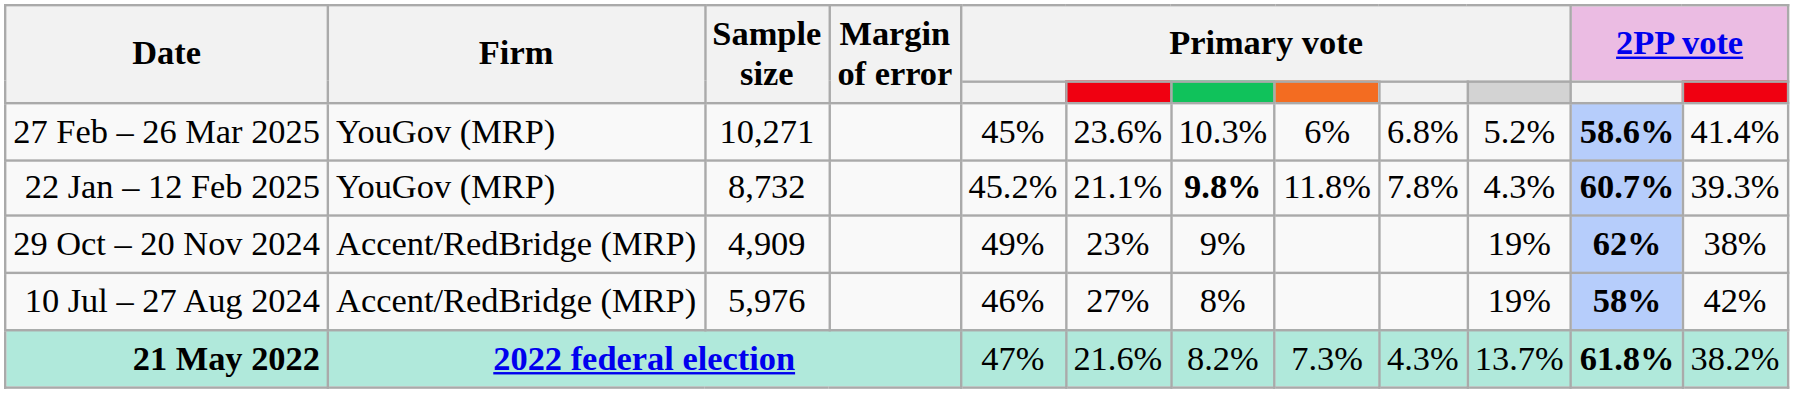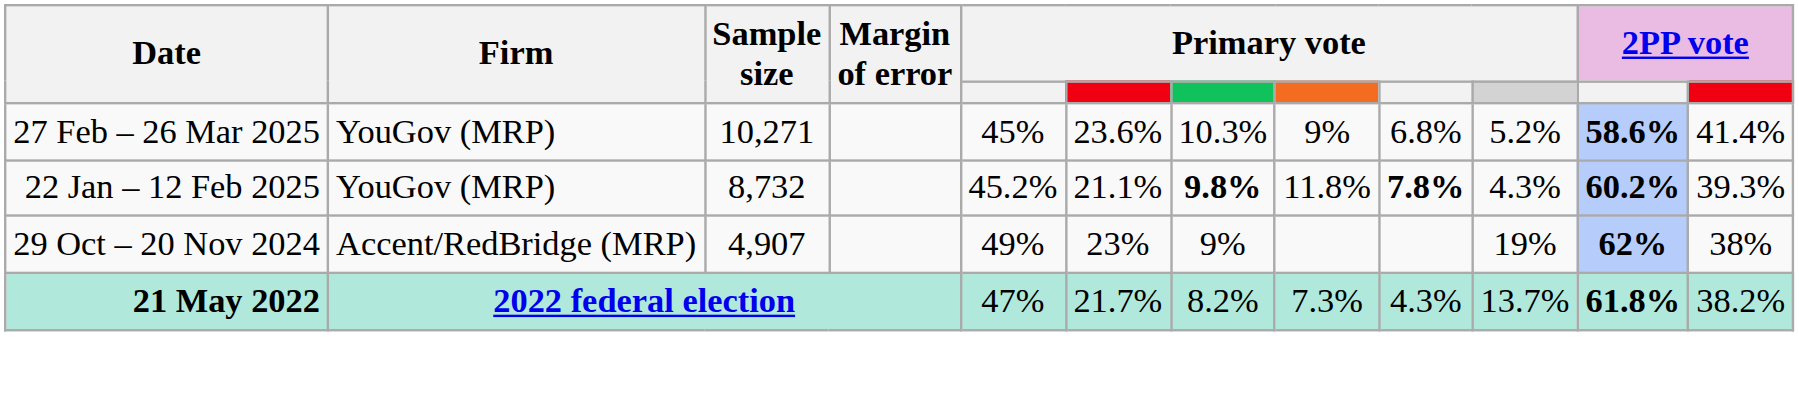(1327, 130) 6% -> (1327, 130) 9%
(1423, 187) normal -> (1426, 187) bold
(1627, 187) 60.7% -> (1633, 187) 60.2%
(767, 244) 4,909 -> (767, 244) 4,907
- row: (172, 300)
(1118, 357) 21.6% -> (1118, 300) 21.7%
